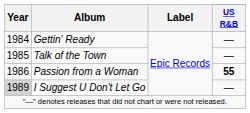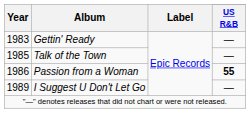(18, 39) 1984 -> (18, 39) 1983
(18, 87) lightgrey background -> (18, 87) no background
